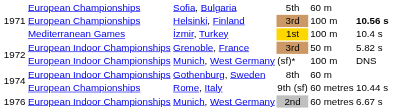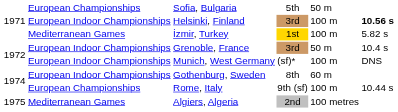(321, 7) 60 m -> (321, 7) 50 m
(84, 21) European Championships -> (99, 21) European Indoor Championships
(369, 34) 10.4 s -> (375, 34) 5.82 s
(369, 47) 5.82 s -> (375, 47) 10.4 s
(332, 88) 60 metres -> (324, 88) 100 m
+ row: (206, 101)
- row: (224, 101)
